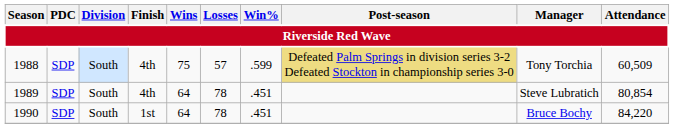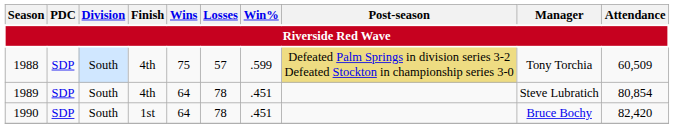(635, 113) 84,220 -> (635, 113) 82,420
